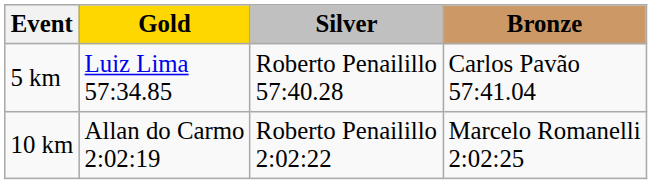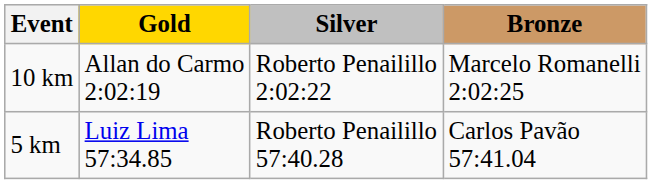rows swapped: (36, 77) <-> (42, 144)
